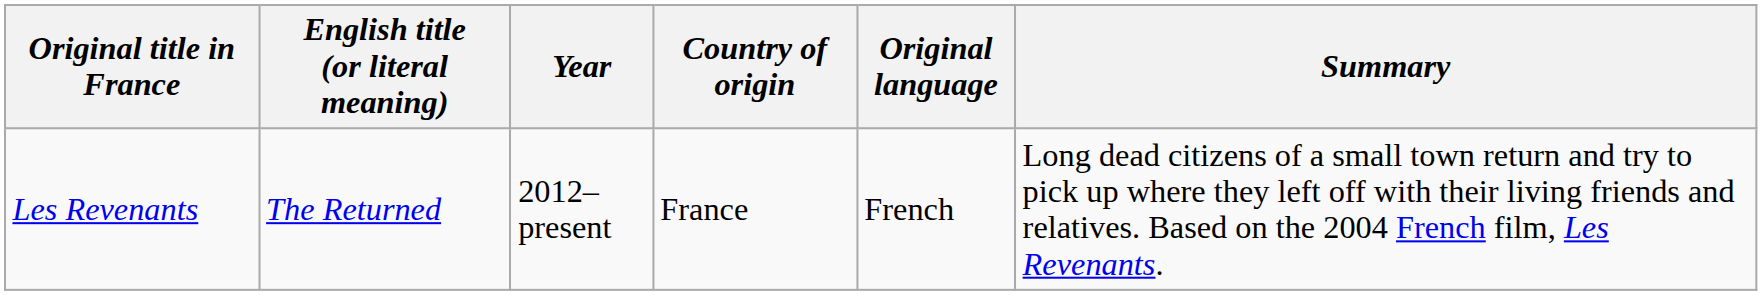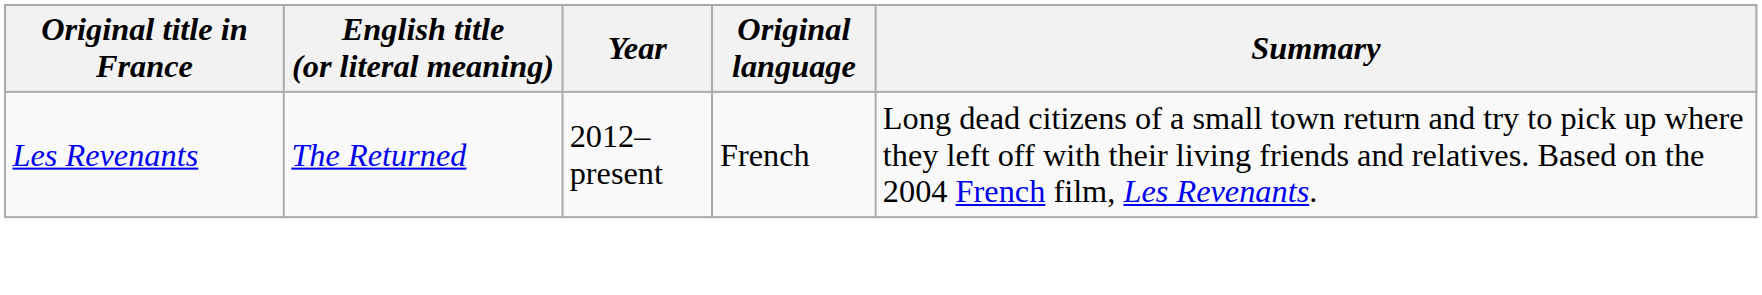- column: (755, 66)
